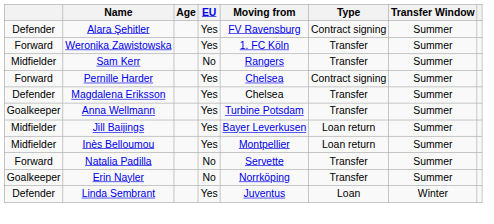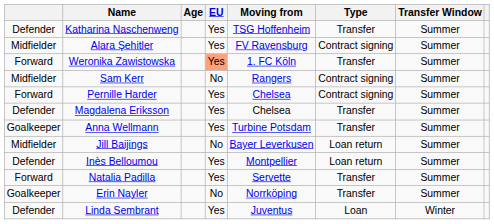+ row: (122, 29)
(34, 29) Defender -> (34, 45) Midfielder
(209, 45) no background -> (216, 62) lightsalmon background
(349, 62) Transfer -> (356, 78) Contract signing
(209, 128) Yes -> (216, 144) No
(34, 144) Midfielder -> (34, 161) Defender
(209, 161) No -> (216, 177) Yes
